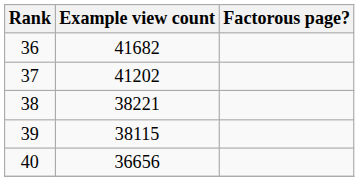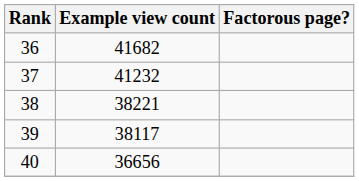(137, 76) 41202 -> (137, 76) 41232
(137, 133) 38115 -> (137, 133) 38117
